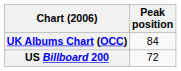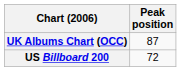(153, 41) 84 -> (153, 41) 87
